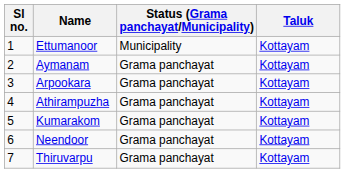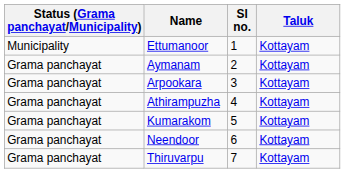columns swapped: (19, 21) <-> (187, 21)
